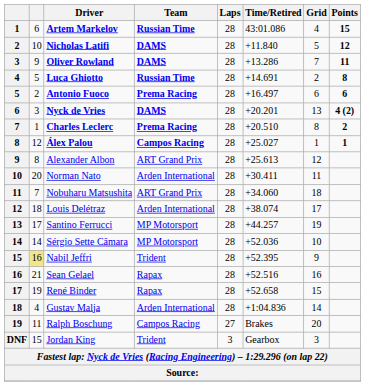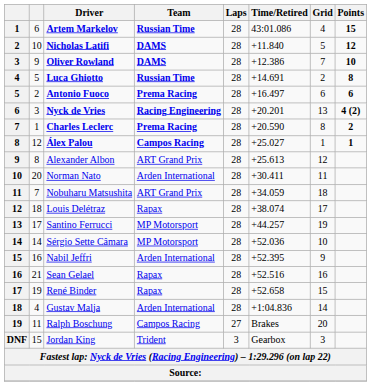(262, 61) +13.286 -> (268, 61) +12.386
(345, 61) 11 -> (351, 61) 10
(151, 110) DAMS -> (179, 110) Racing Engineering
(262, 126) +20.510 -> (268, 126) +20.590
(262, 192) +34.060 -> (268, 192) +34.059
(176, 208) Arden International -> (150, 208) Rapax
(37, 257) khaki background -> (37, 257) no background
(151, 257) Trident -> (176, 257) Arden International
